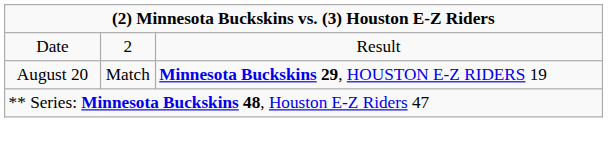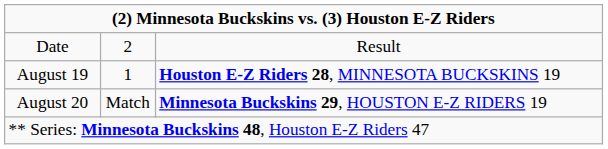+ row: (52, 74)
